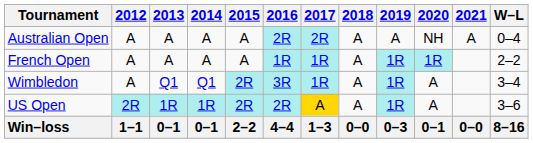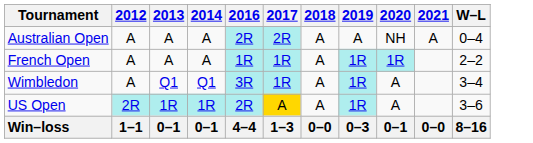- column: (244, 15)
